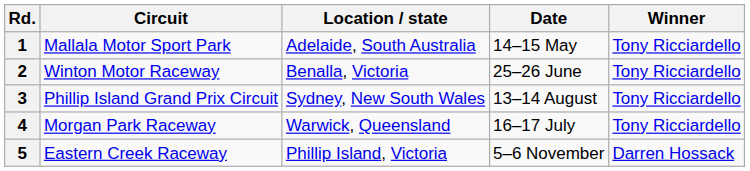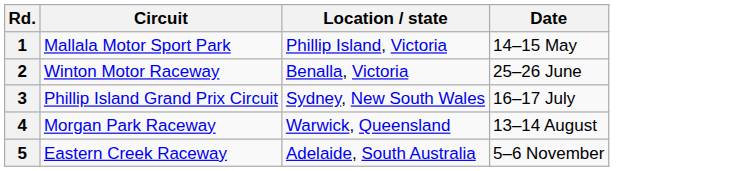- column: (677, 18)
(381, 45) Adelaide, South Australia -> (366, 45) Phillip Island, Victoria
(545, 99) 13–14 August -> (534, 99) 16–17 July
(534, 126) 16–17 July -> (545, 126) 13–14 August
(366, 153) Phillip Island, Victoria -> (381, 153) Adelaide, South Australia
